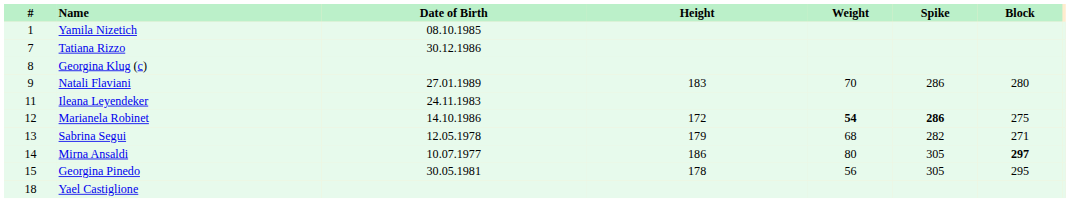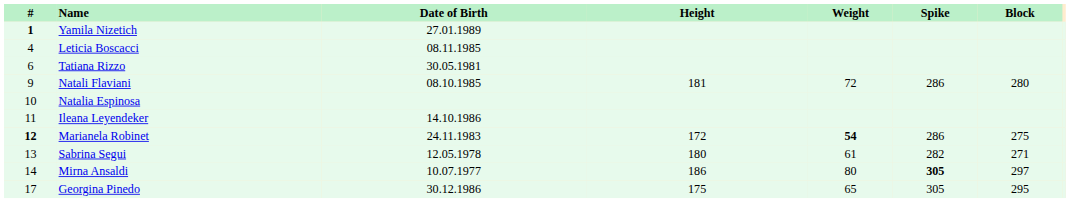(30, 30) normal -> (30, 30) bold
(454, 30) 08.10.1985 -> (454, 30) 27.01.1989
+ row: (99, 48)
(30, 48) 7 -> (30, 65) 6
(454, 48) 30.12.1986 -> (454, 65) 30.05.1981
- row: (103, 65)
(454, 83) 27.01.1989 -> (454, 83) 08.10.1985
(697, 83) 183 -> (697, 83) 181
(851, 83) 70 -> (851, 83) 72
+ row: (99, 101)
(454, 101) 24.11.1983 -> (454, 118) 14.10.1986
(30, 118) normal -> (30, 136) bold
(454, 118) 14.10.1986 -> (454, 136) 24.11.1983
(935, 118) bold -> (935, 136) normal
(697, 136) 179 -> (697, 154) 180
(851, 136) 68 -> (851, 154) 61
(935, 154) normal -> (935, 171) bold
(1020, 154) bold -> (1020, 171) normal
(30, 171) 15 -> (30, 189) 17
(454, 171) 30.05.1981 -> (454, 189) 30.12.1986
(697, 171) 178 -> (697, 189) 175
(851, 171) 56 -> (851, 189) 65
- row: (98, 189)
